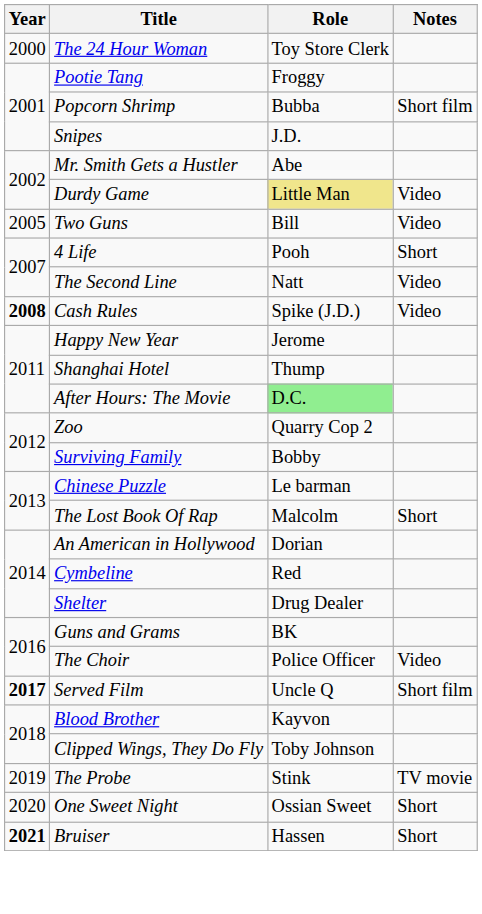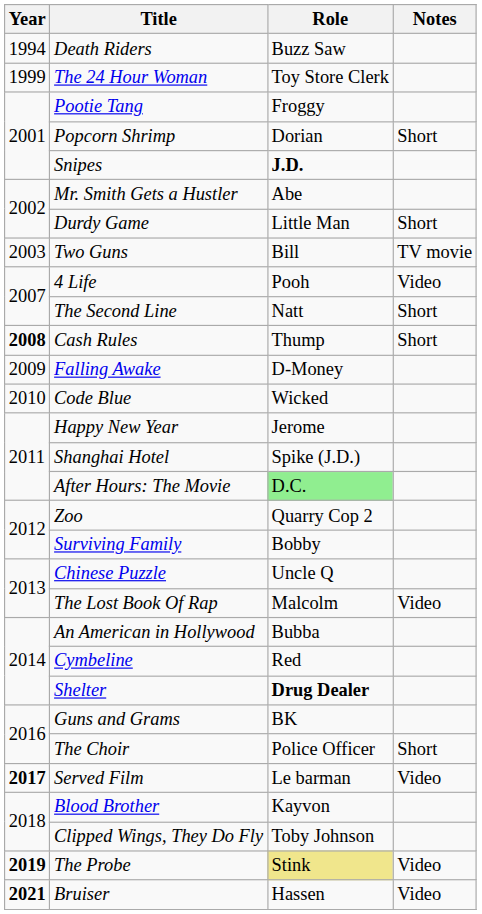+ row: (103, 48)
(27, 48) 2000 -> (27, 77) 1999
(296, 106) Bubba -> (297, 135) Dorian
(435, 106) Short film -> (417, 135) Short
(286, 135) normal -> (287, 164) bold
(311, 194) khaki background -> (311, 223) no background
(419, 194) Video -> (417, 223) Short
(27, 223) 2005 -> (27, 252) 2003
(419, 223) Video -> (435, 252) TV movie
(417, 252) Short -> (419, 281) Video
(419, 281) Video -> (417, 310) Short
(316, 310) Spike (J.D.) -> (298, 340) Thump
(419, 310) Video -> (417, 340) Short
+ row: (107, 369)
+ row: (93, 398)
(298, 369) Thump -> (316, 456) Spike (J.D.)
(311, 485) Le barman -> (303, 573) Uncle Q
(417, 515) Short -> (419, 602) Video
(297, 544) Dorian -> (296, 631) Bubba
(317, 602) normal -> (320, 690) bold
(419, 661) Video -> (417, 748) Short
(303, 690) Uncle Q -> (311, 777) Le barman
(435, 690) Short film -> (419, 777) Video
(27, 777) normal -> (27, 865) bold
(291, 777) no background -> (291, 865) khaki background
(435, 777) TV movie -> (419, 865) Video
- row: (116, 806)
(417, 836) Short -> (419, 894) Video
